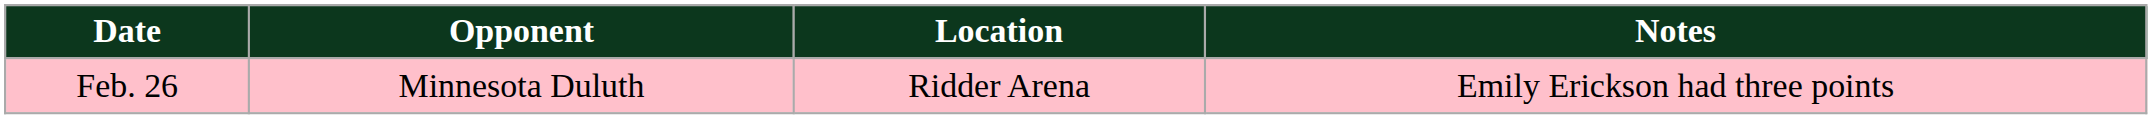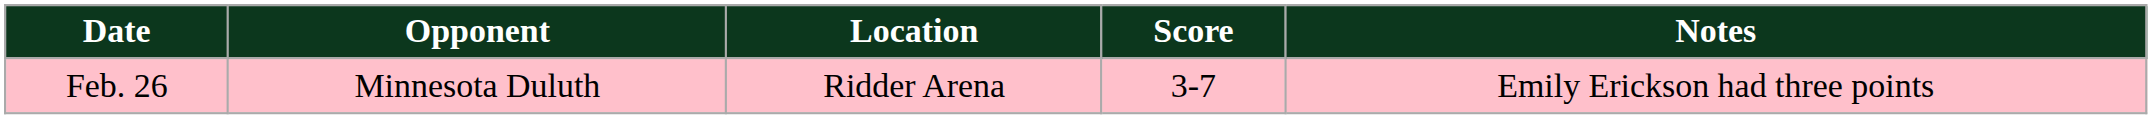+ column: (1193, 31)
